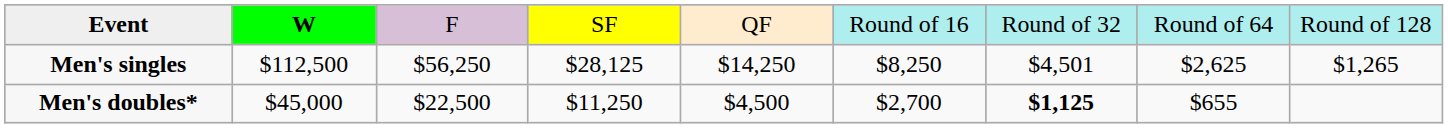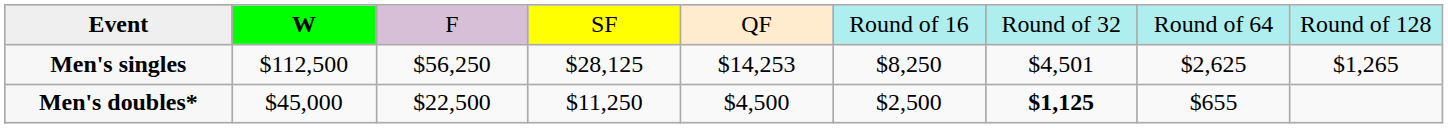(757, 64) $14,250 -> (757, 64) $14,253
(909, 103) $2,700 -> (909, 103) $2,500
